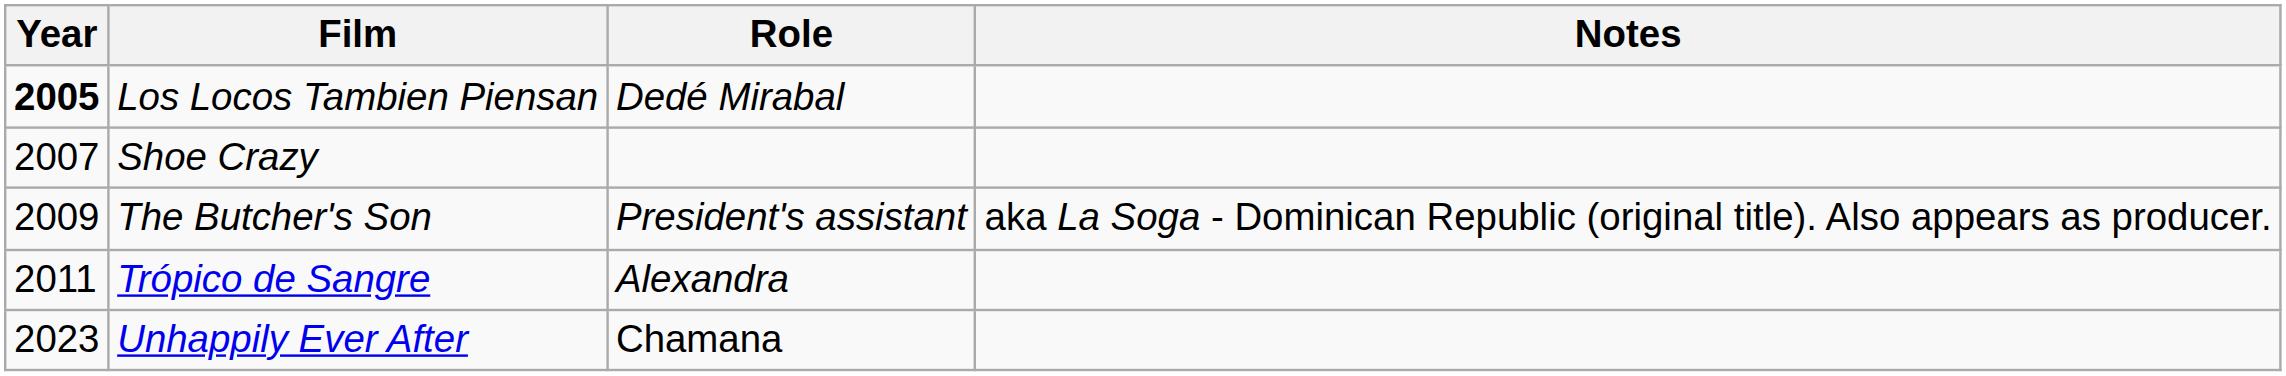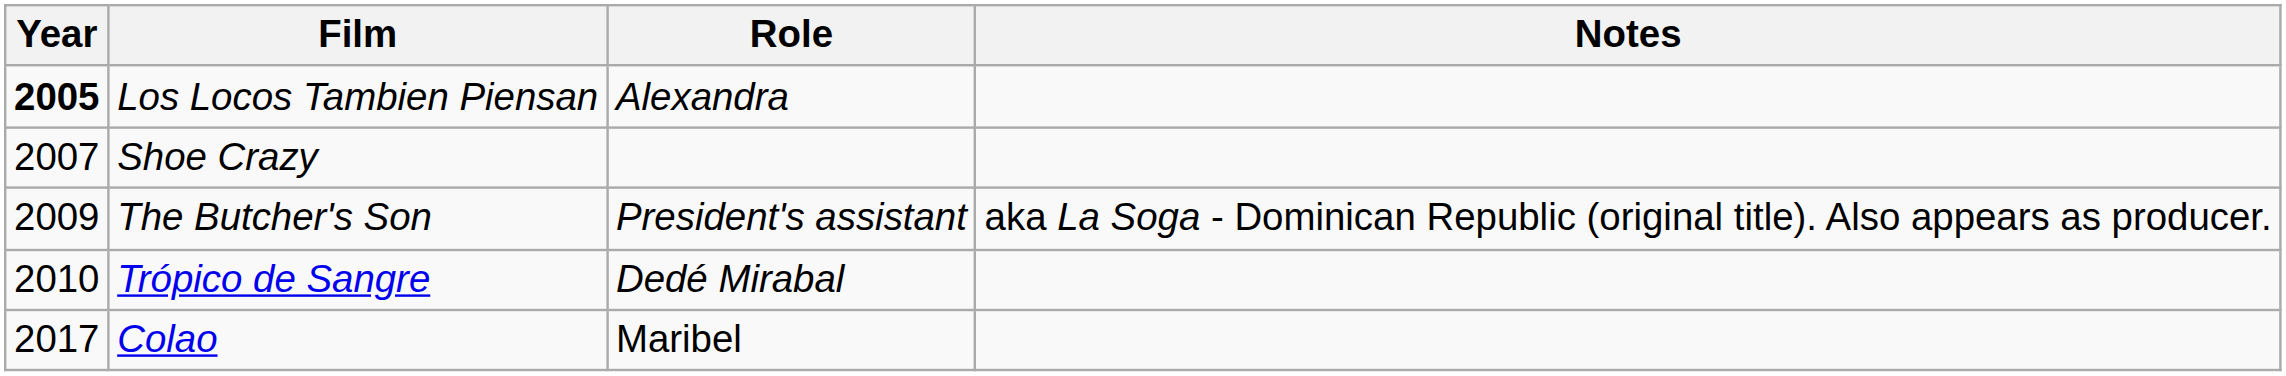(730, 95) Dedé Mirabal -> (702, 95) Alexandra
(55, 278) 2011 -> (57, 278) 2010
(702, 278) Alexandra -> (730, 278) Dedé Mirabal
+ row: (167, 339)
- row: (293, 339)
